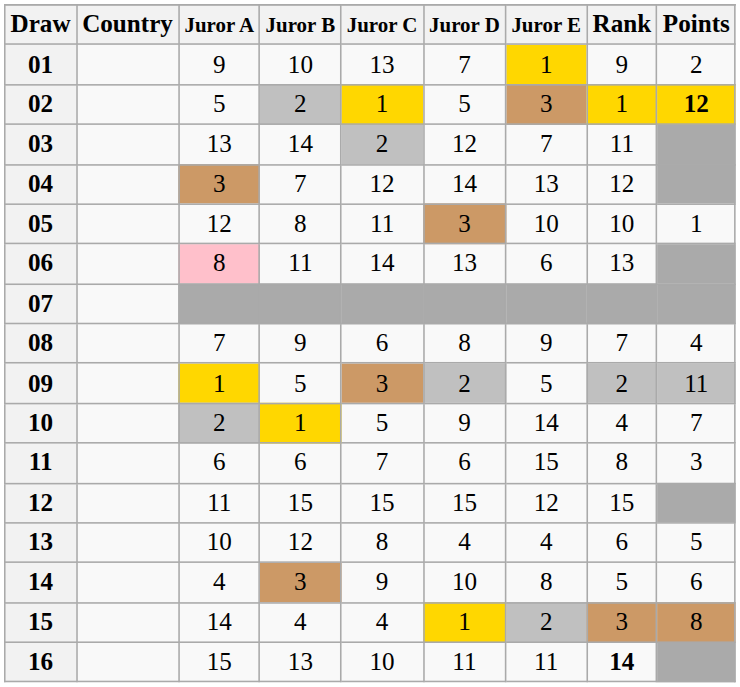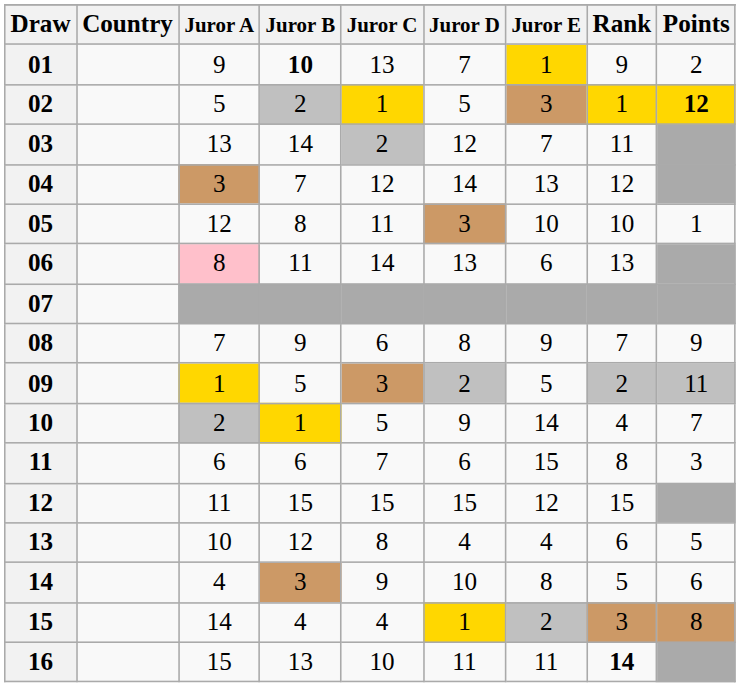(300, 64) normal -> (300, 64) bold
(696, 343) 4 -> (696, 343) 9
